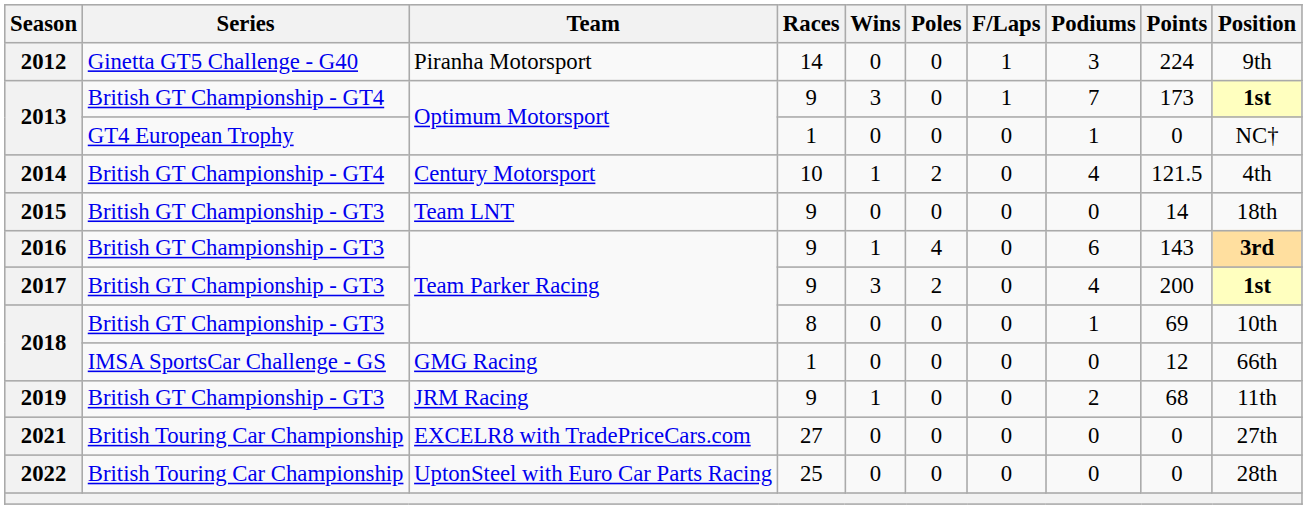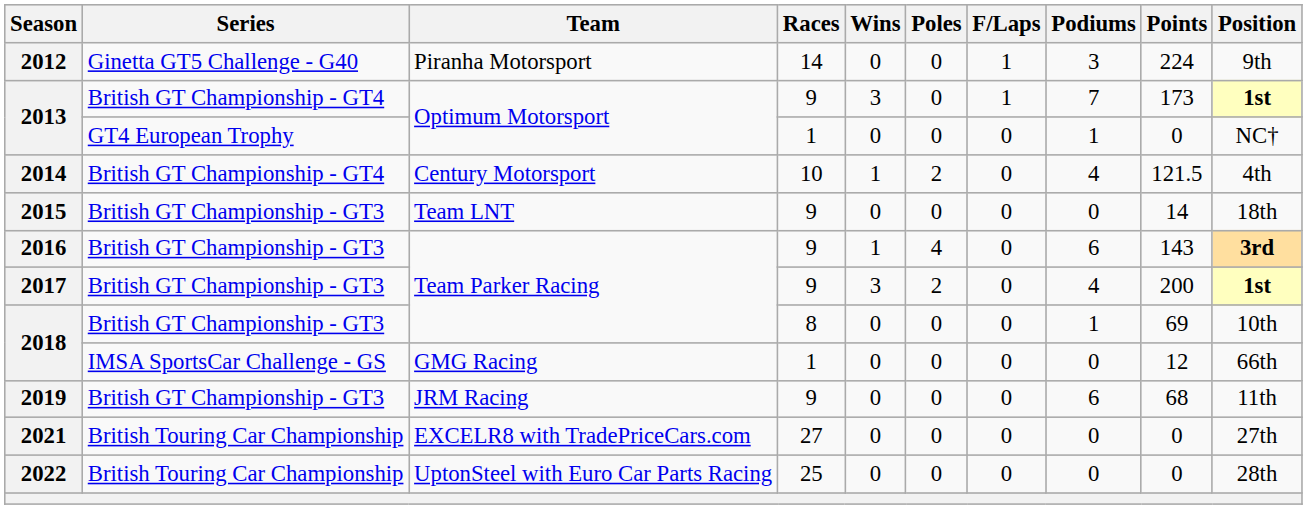(875, 398) 1 -> (875, 398) 0
(1094, 398) 2 -> (1094, 398) 6
